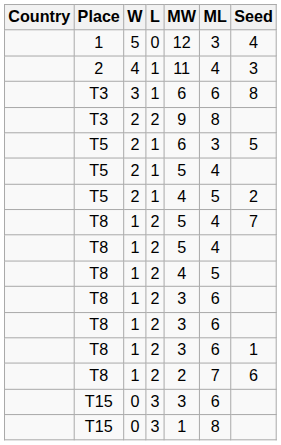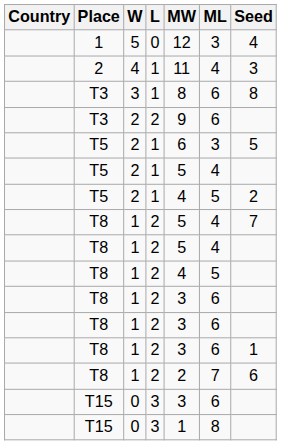(182, 94) 6 -> (182, 94) 8
(215, 119) 8 -> (215, 119) 6
